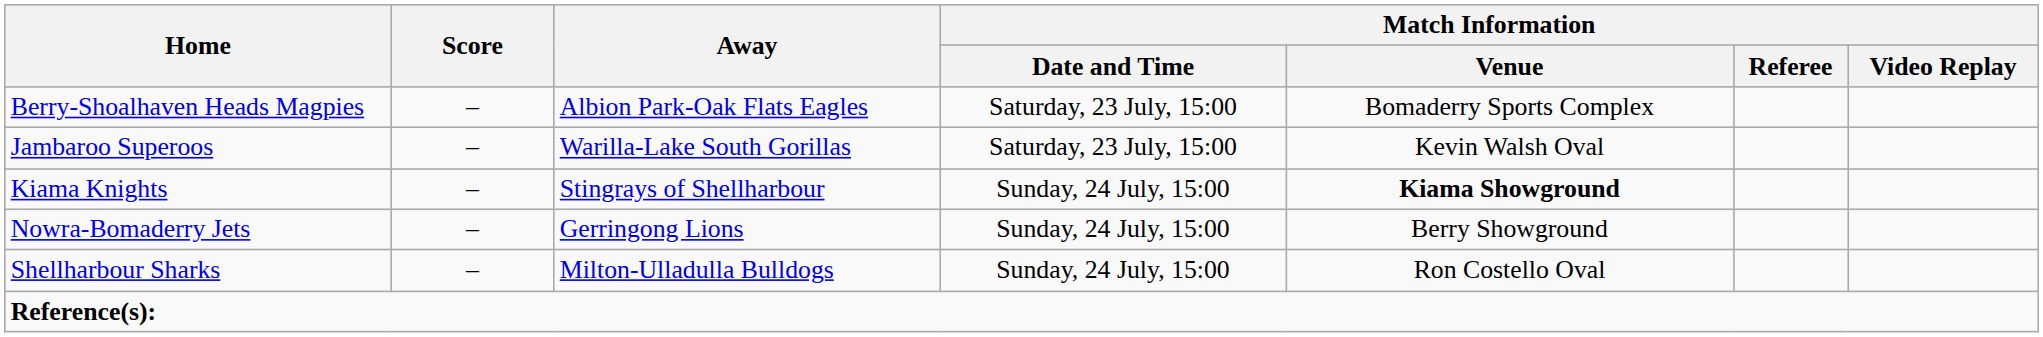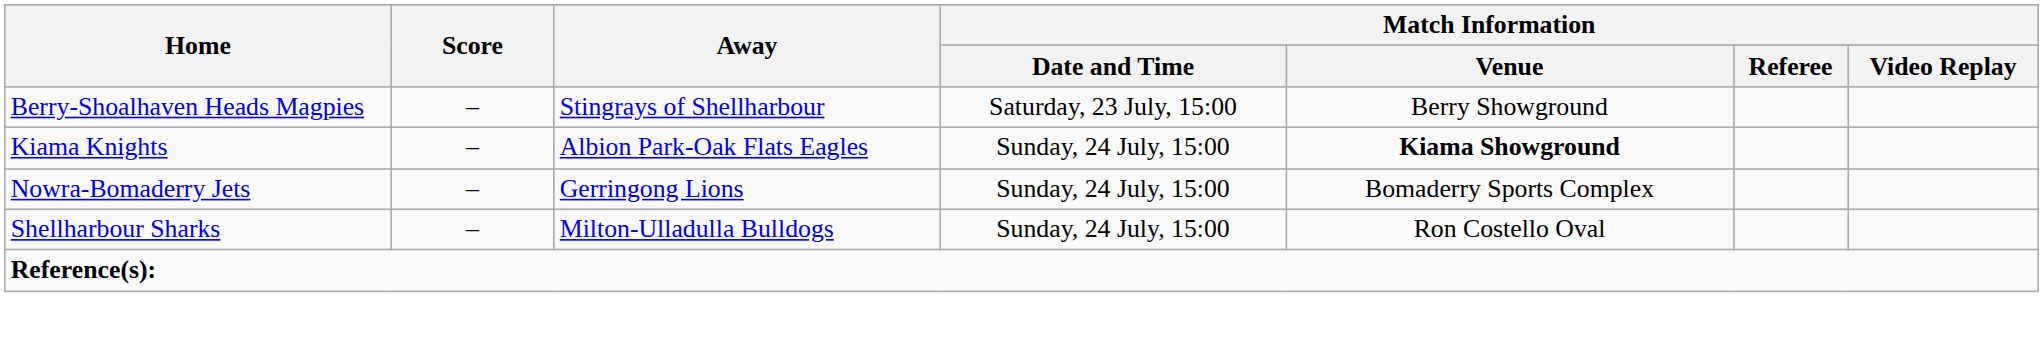(714, 106) Albion Park-Oak Flats Eagles -> (692, 106) Stingrays of Shellharbour
(1510, 106) Bomaderry Sports Complex -> (1510, 106) Berry Showground
- row: (112, 147)
(692, 188) Stingrays of Shellharbour -> (714, 147) Albion Park-Oak Flats Eagles
(1510, 229) Berry Showground -> (1510, 188) Bomaderry Sports Complex
